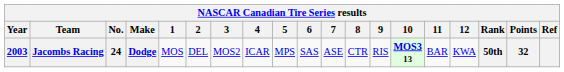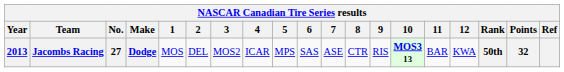(17, 52) 2003 -> (17, 52) 2013
(116, 52) 24 -> (116, 52) 27
